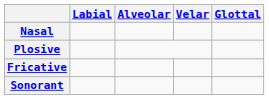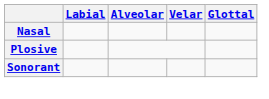- row: (37, 67)
